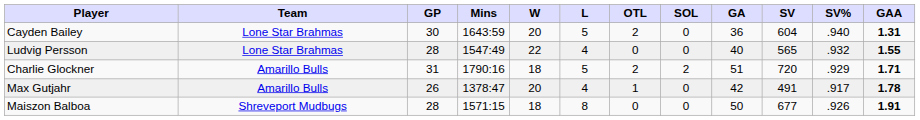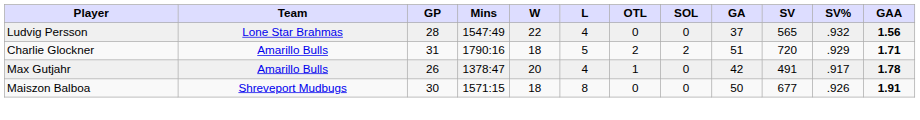- row: (45, 32)
(737, 50) 40 -> (737, 32) 37
(889, 50) 1.55 -> (889, 32) 1.56
(433, 106) 28 -> (433, 87) 30
